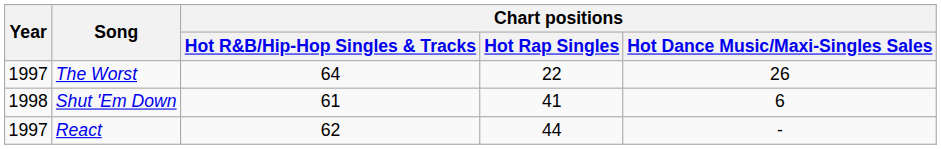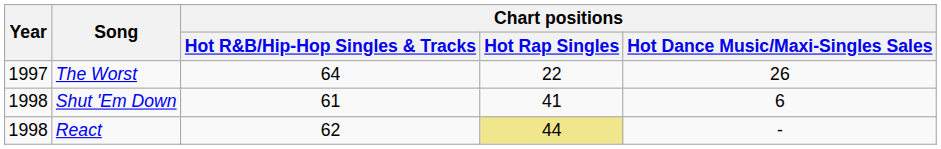(28, 130) 1997 -> (28, 130) 1998
(552, 130) no background -> (552, 130) khaki background
